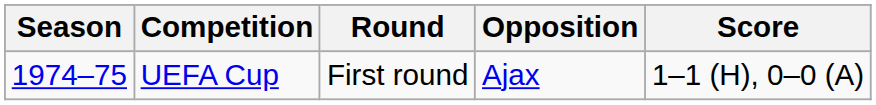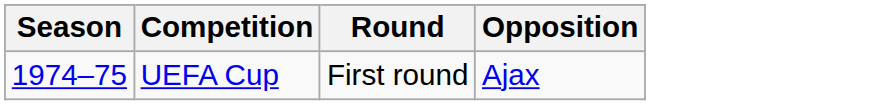- column: (758, 27)
